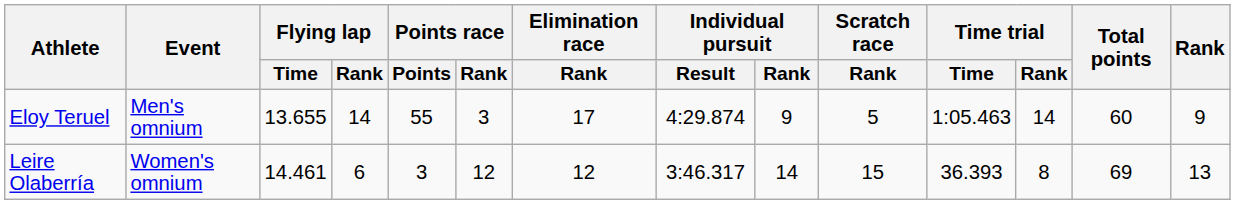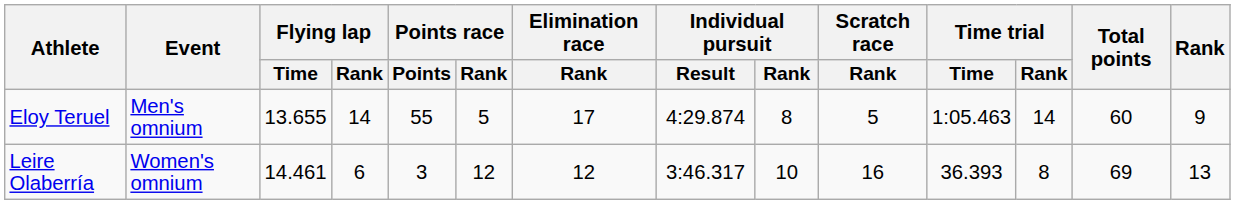(484, 117) 3 -> (484, 117) 5
(787, 117) 9 -> (787, 117) 8
(787, 172) 14 -> (787, 172) 10
(873, 172) 15 -> (873, 172) 16
